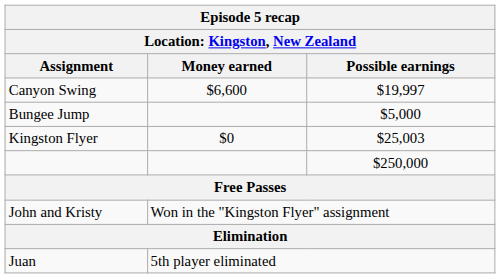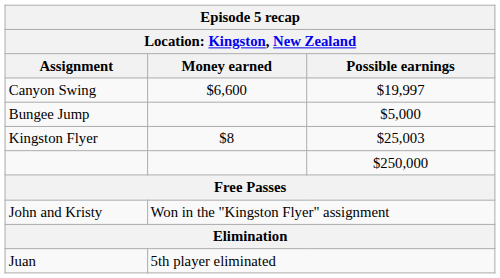(227, 138) $0 -> (227, 138) $8
